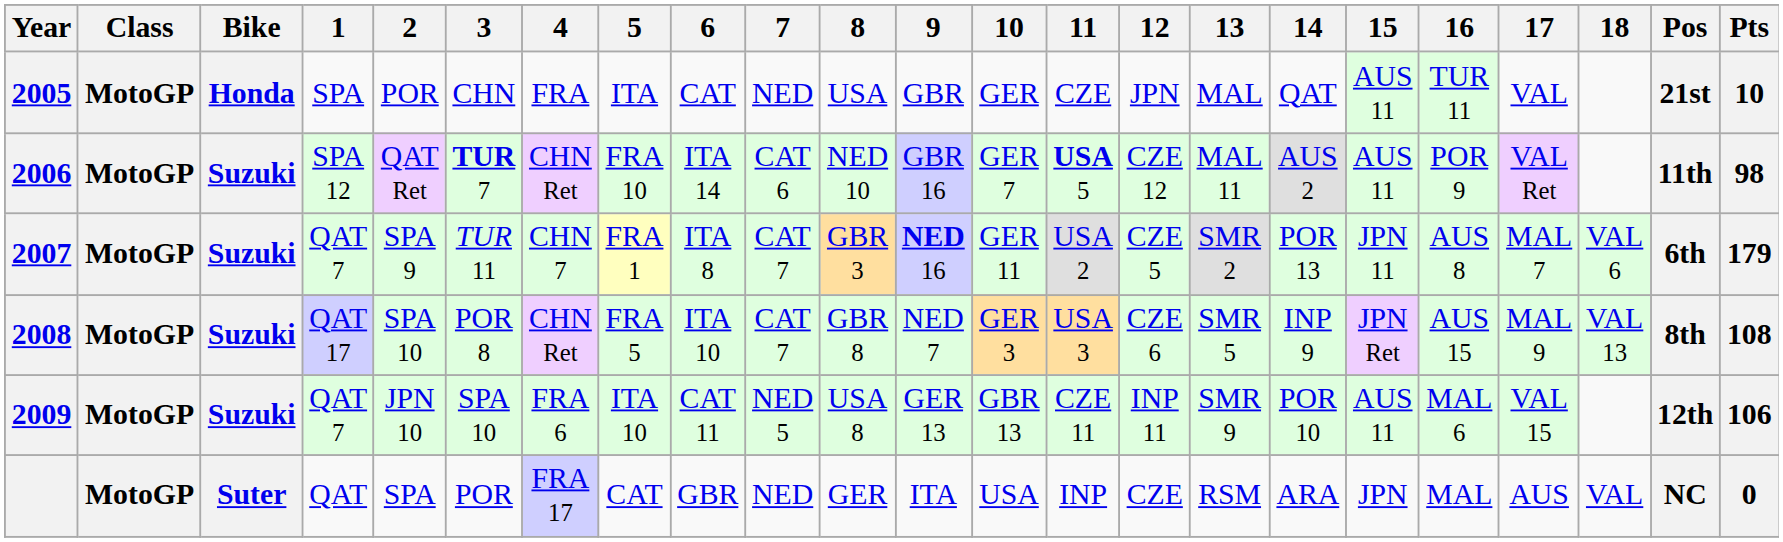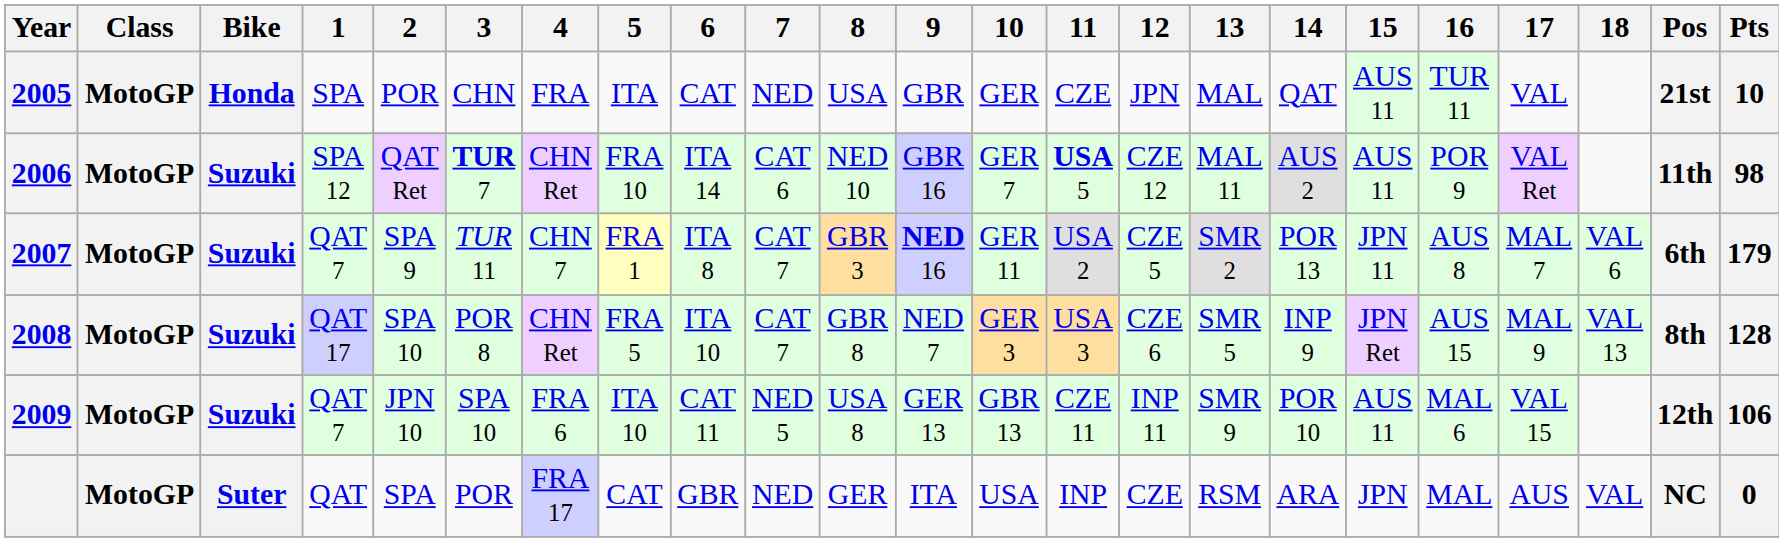(1749, 334) 108 -> (1749, 334) 128
